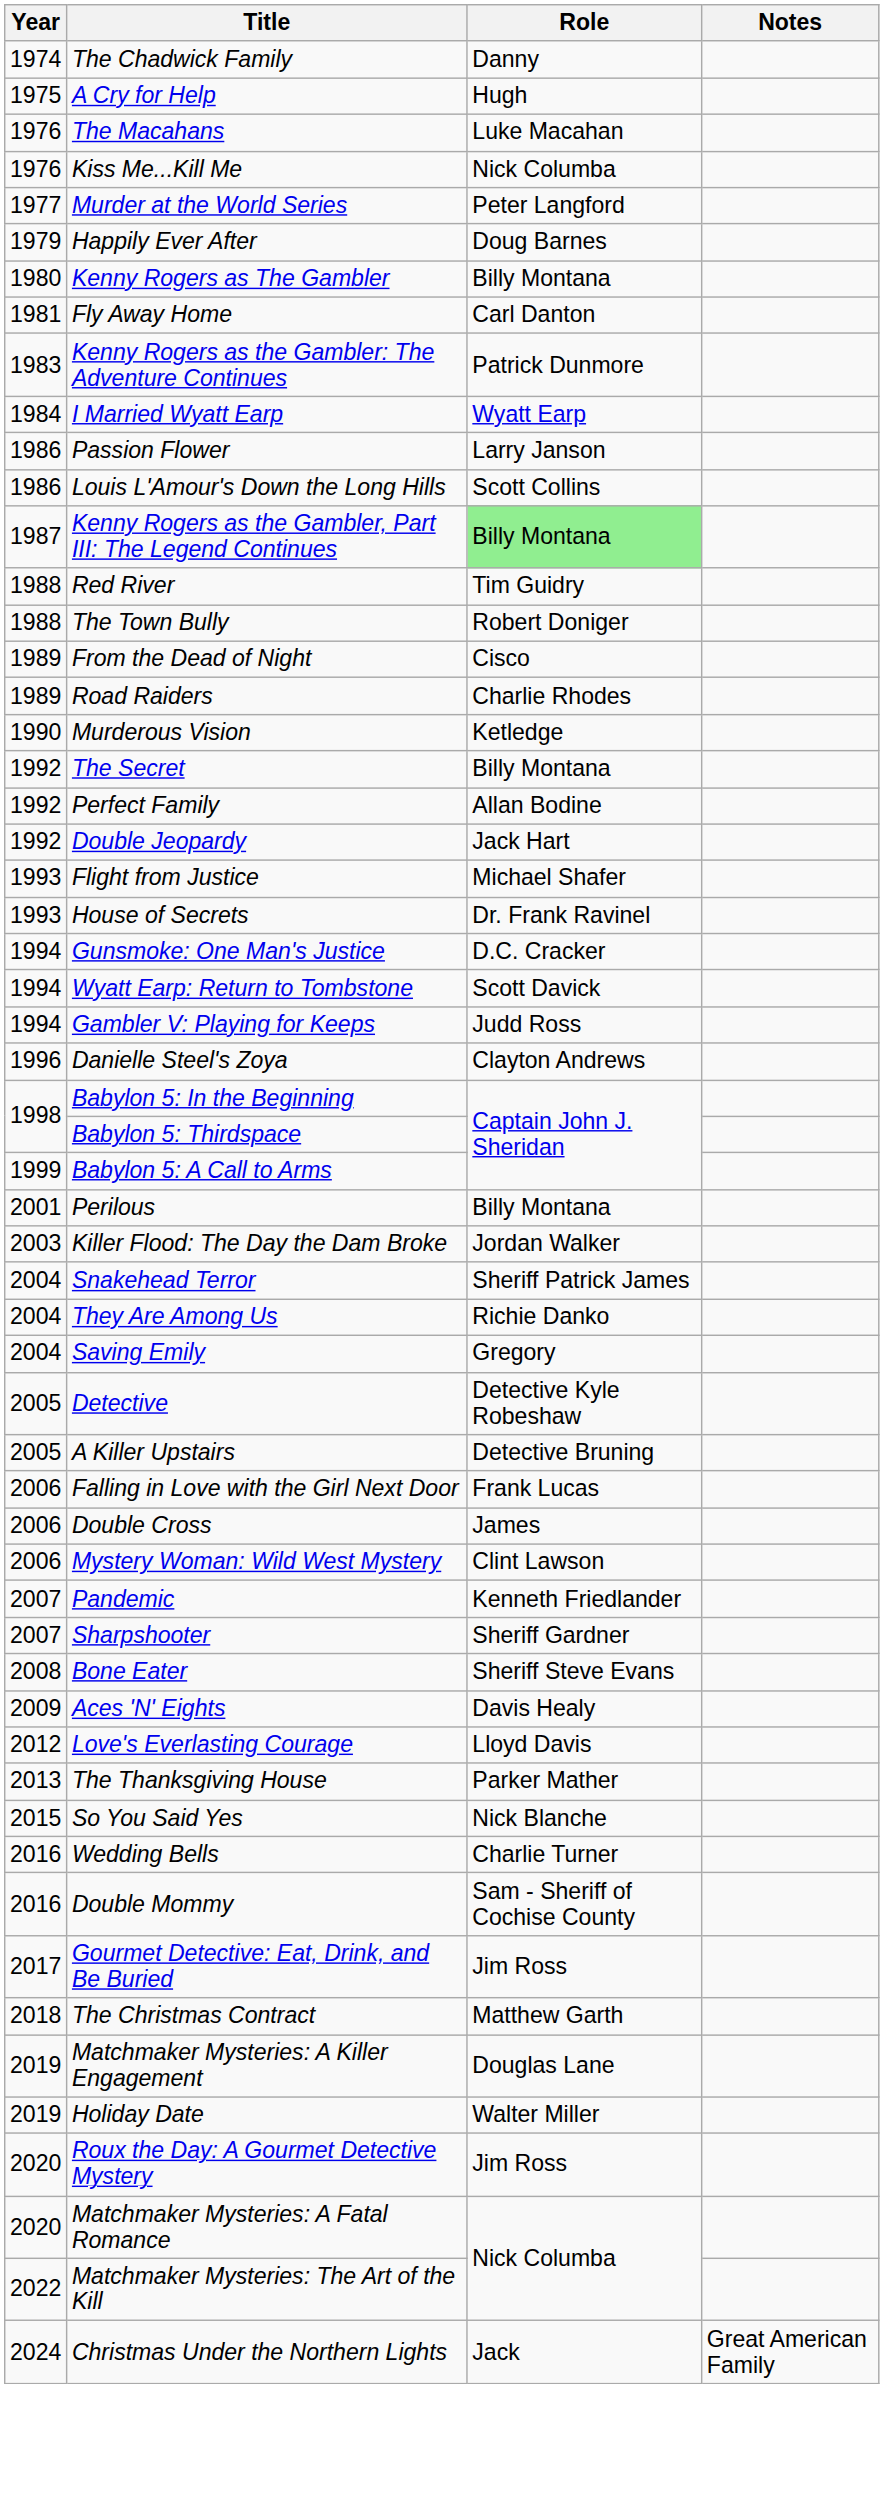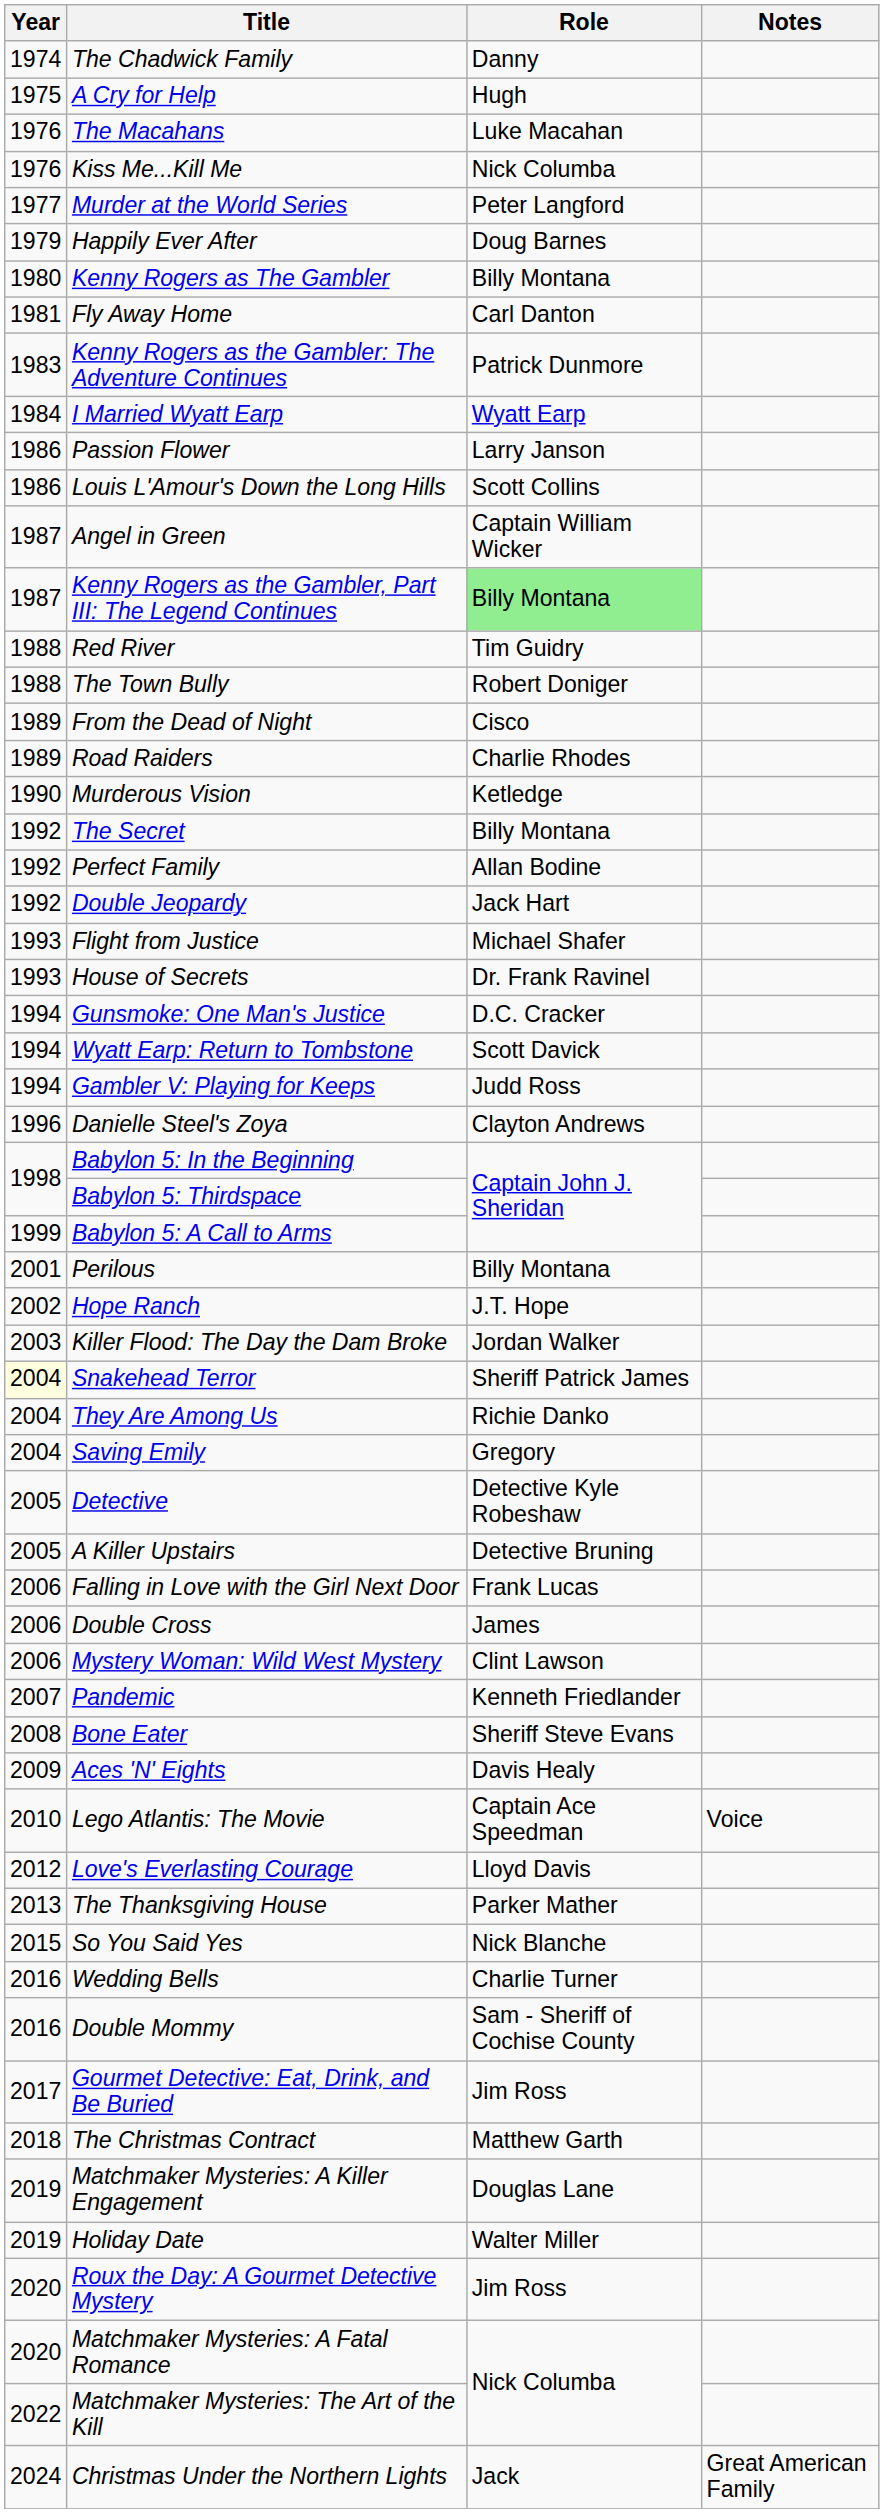+ row: (149, 536)
+ row: (136, 1306)
(36, 1280) no background -> (36, 1379) lightyellow background
- row: (141, 1635)
+ row: (198, 1820)
